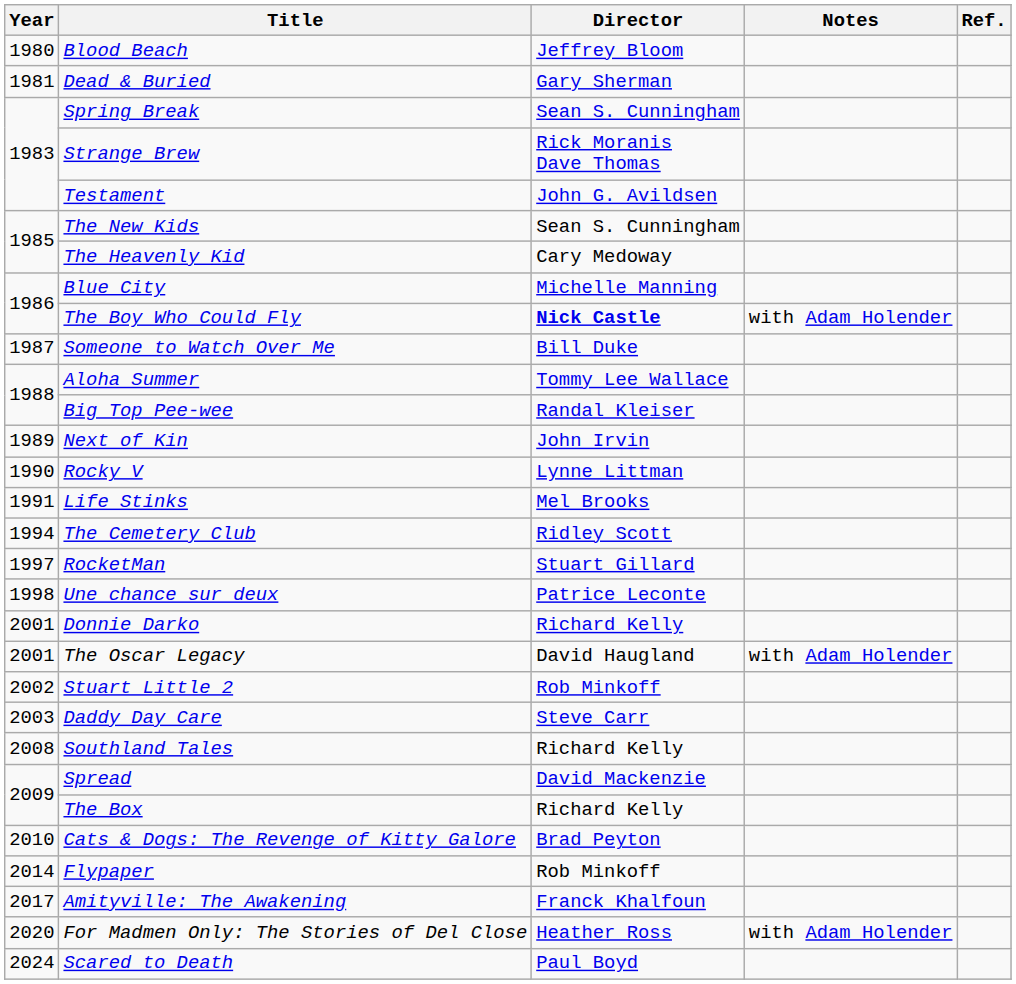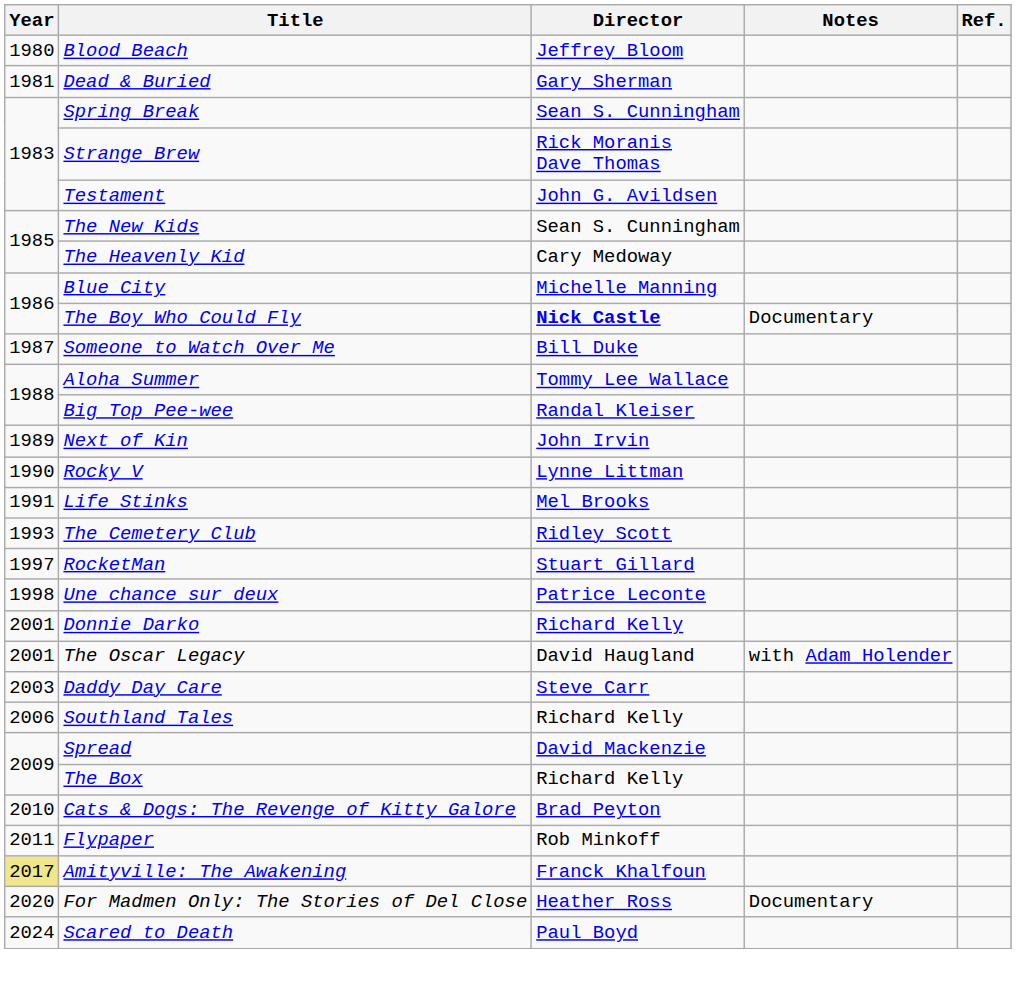(851, 318) with Adam Holender -> (811, 318) Documentary
(32, 533) 1994 -> (32, 533) 1993
- row: (148, 687)
(32, 748) 2008 -> (32, 718) 2006
(32, 871) 2014 -> (32, 841) 2011
(32, 902) no background -> (32, 871) khaki background
(851, 933) with Adam Holender -> (811, 902) Documentary
